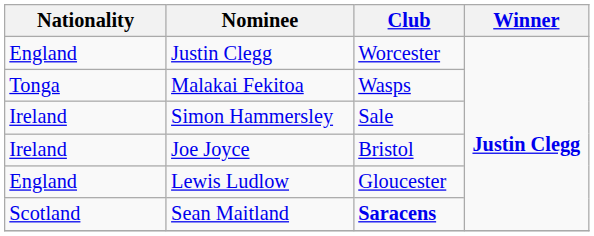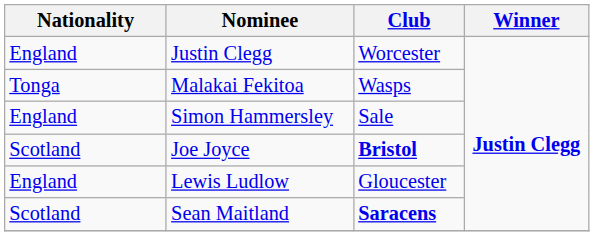(38, 117) Ireland -> (43, 117) England
(38, 149) Ireland -> (45, 149) Scotland
(386, 149) normal -> (388, 149) bold
